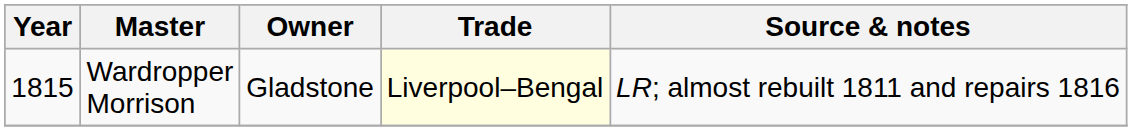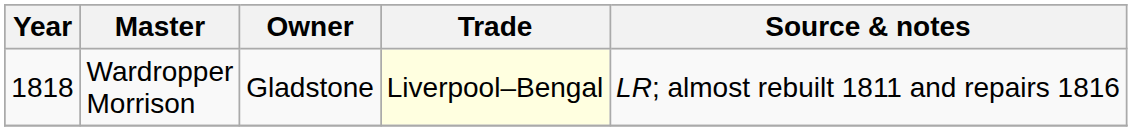(42, 86) 1815 -> (42, 86) 1818
